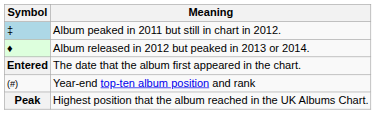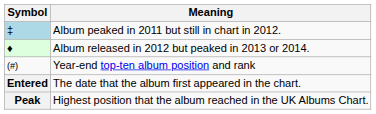rows swapped: (154, 83) <-> (177, 65)
